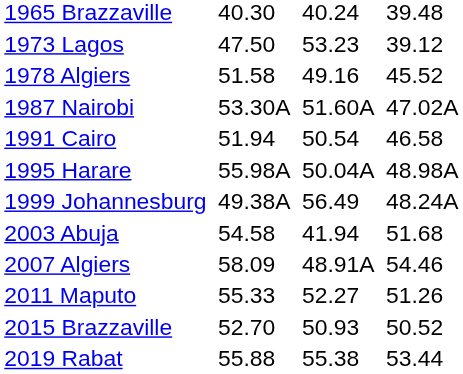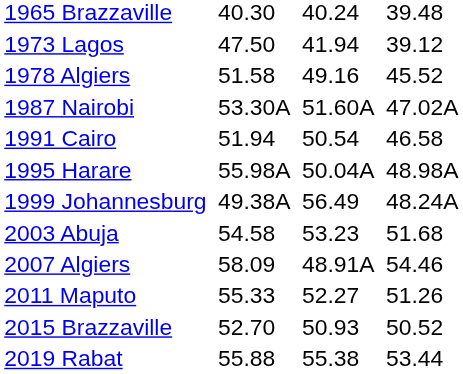(331, 44) 53.23 -> (331, 44) 41.94
(331, 233) 41.94 -> (331, 233) 53.23
